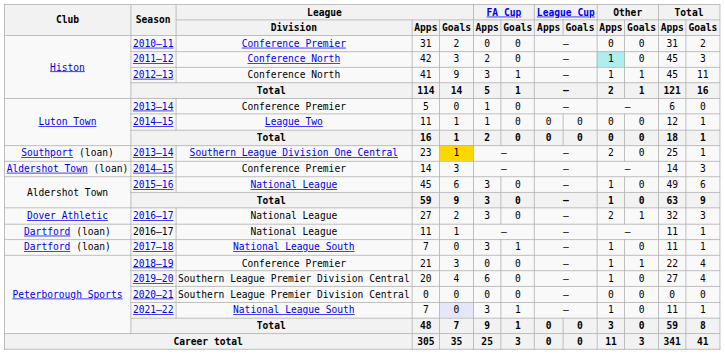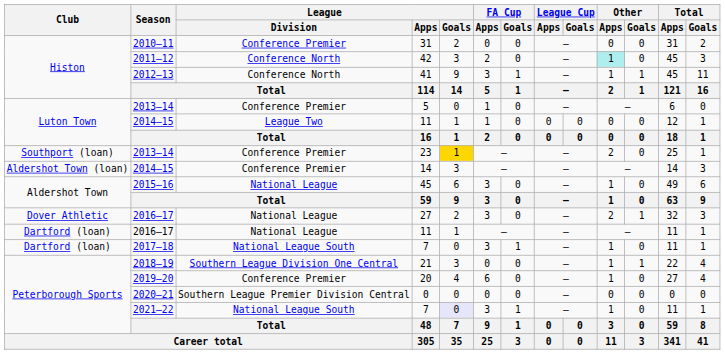(294, 153) Southern League Division One Central -> (294, 153) Conference Premier
(294, 263) Conference Premier -> (294, 263) Southern League Division One Central
(294, 279) Southern League Premier Division Central -> (294, 279) Conference Premier
